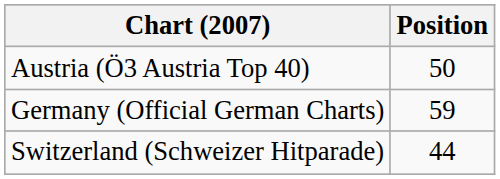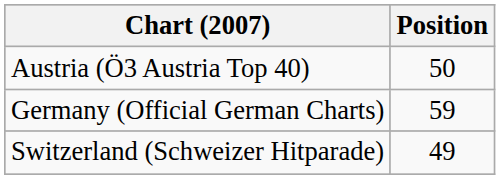(442, 151) 44 -> (442, 151) 49
